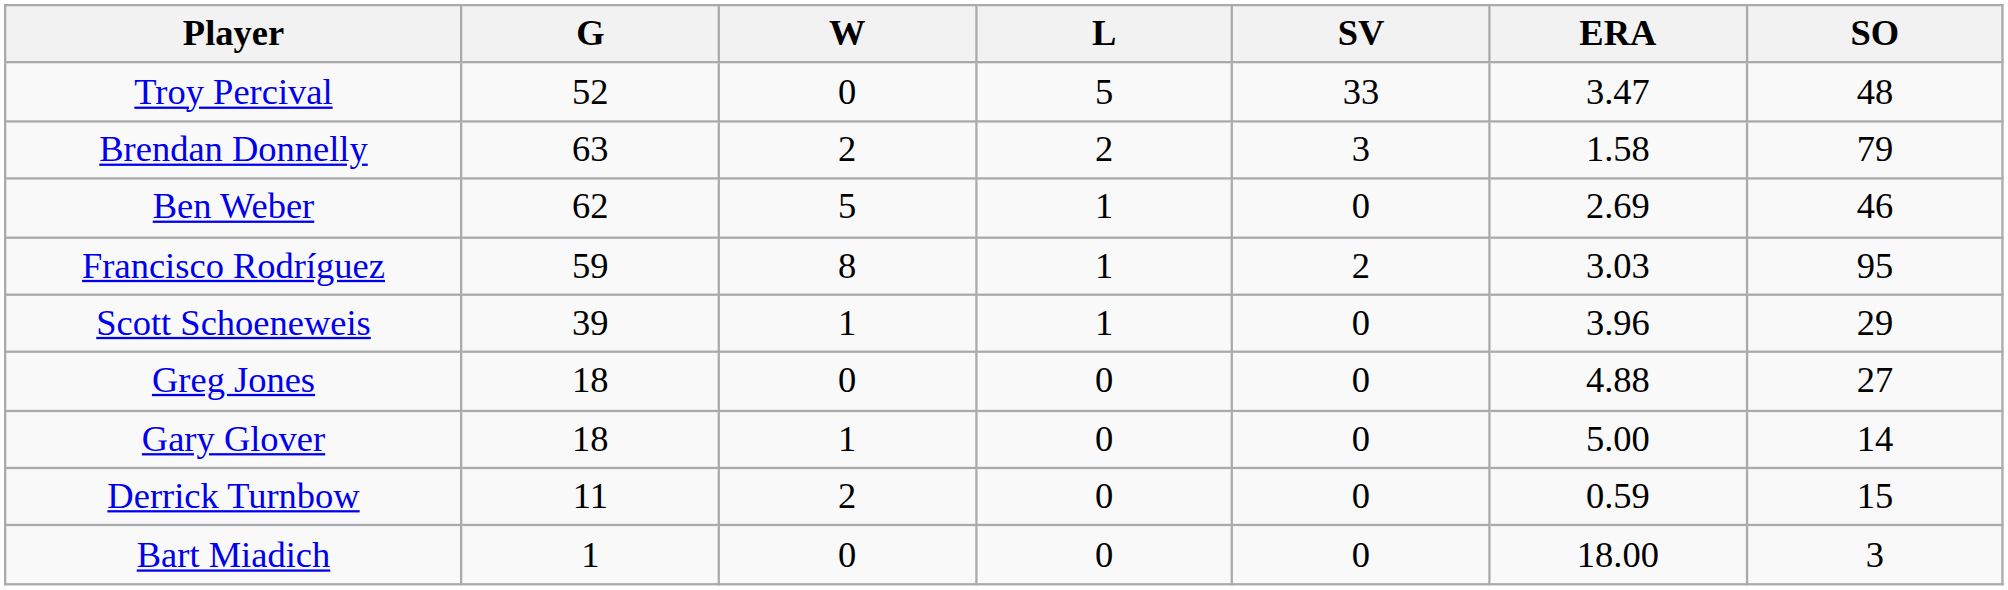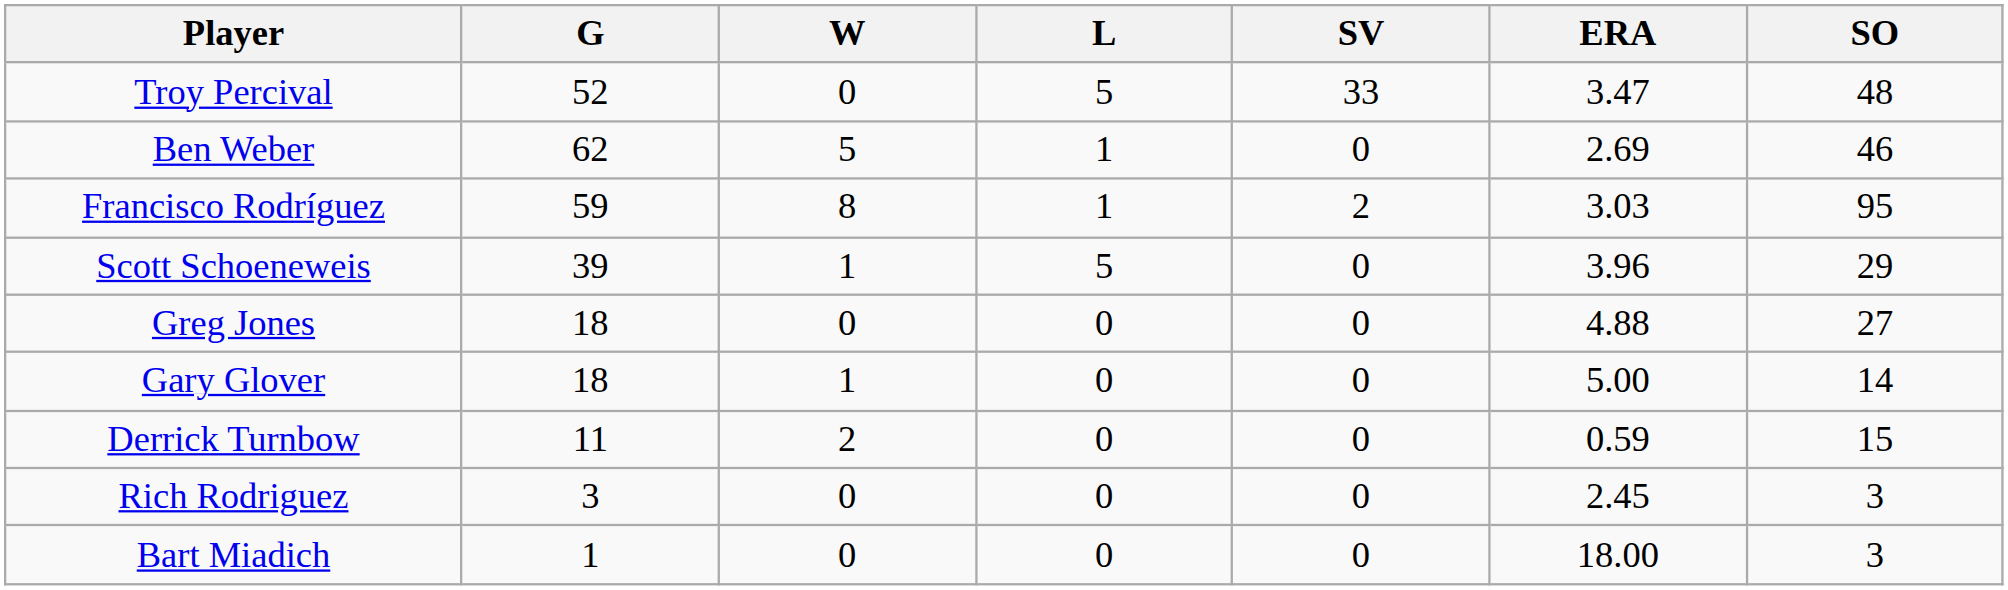- row: (233, 149)
(1104, 322) 1 -> (1104, 264) 5
+ row: (233, 496)
